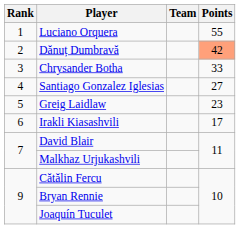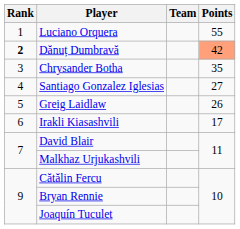(20, 50) normal -> (20, 50) bold
(217, 68) 33 -> (217, 68) 35
(217, 104) 23 -> (217, 104) 26
